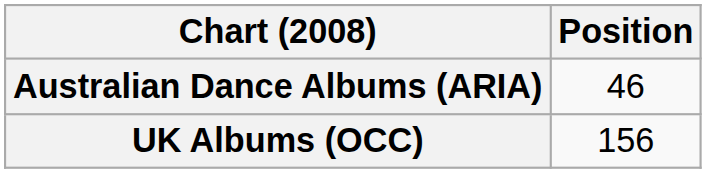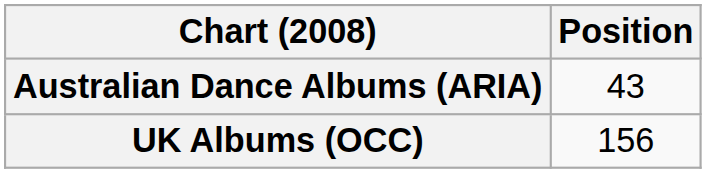(626, 85) 46 -> (626, 85) 43
